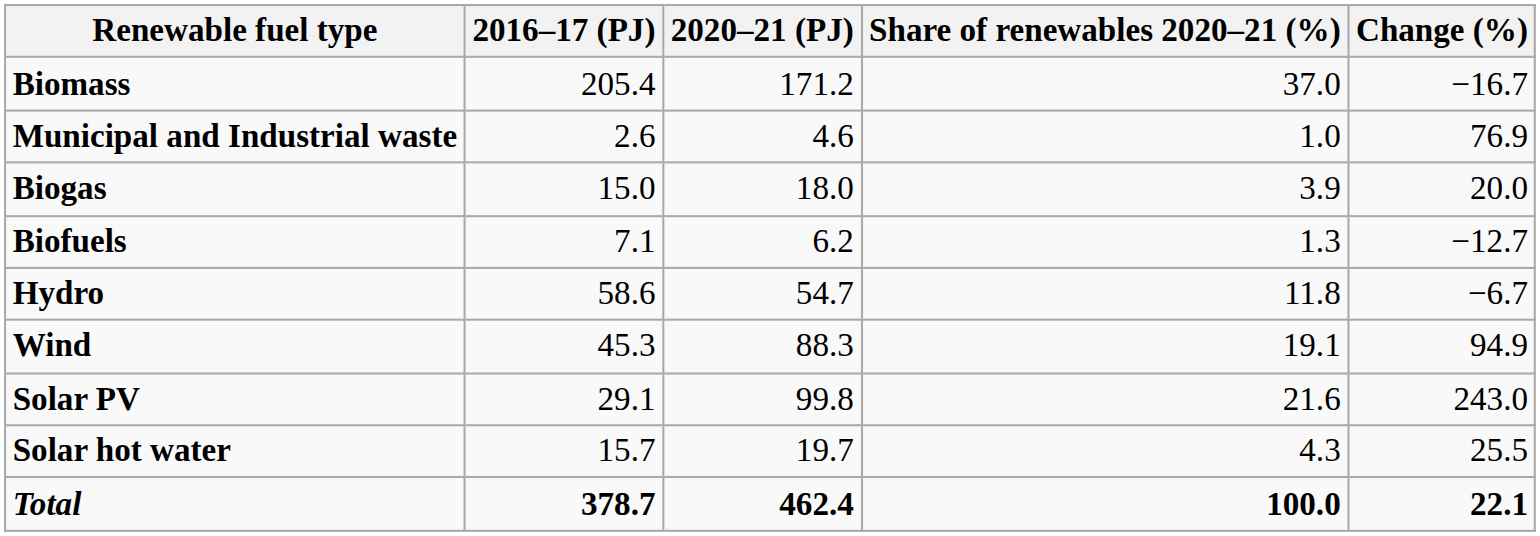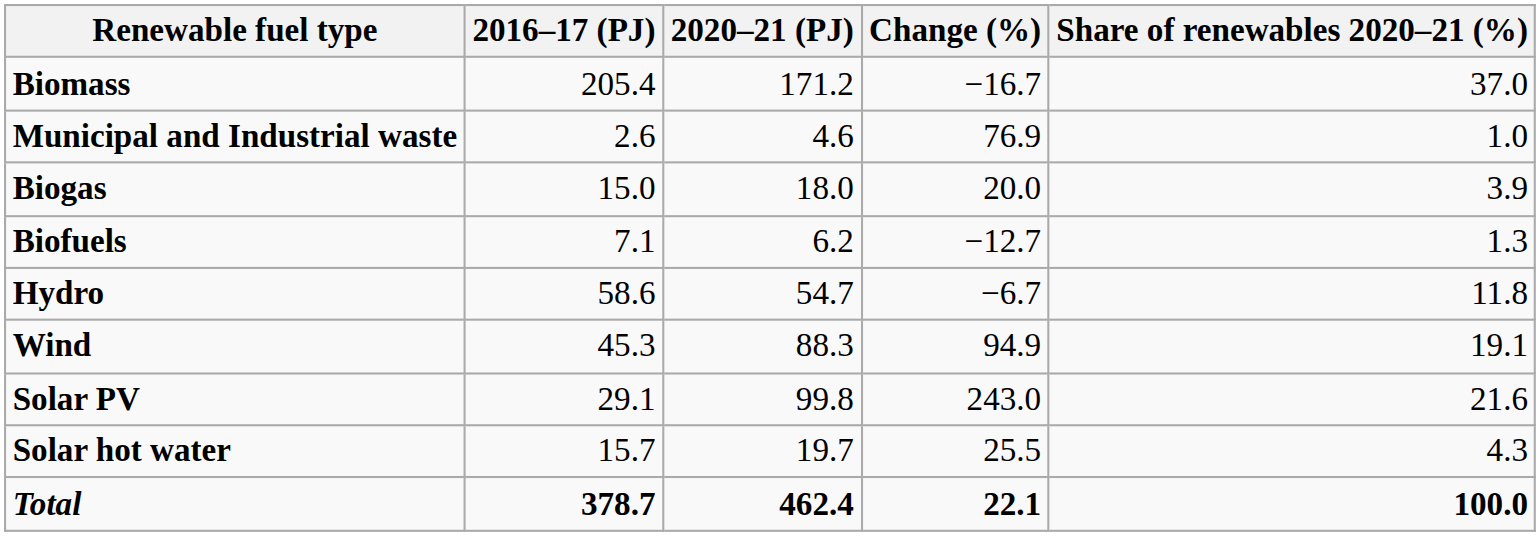columns swapped: (1442, 30) <-> (1105, 30)
